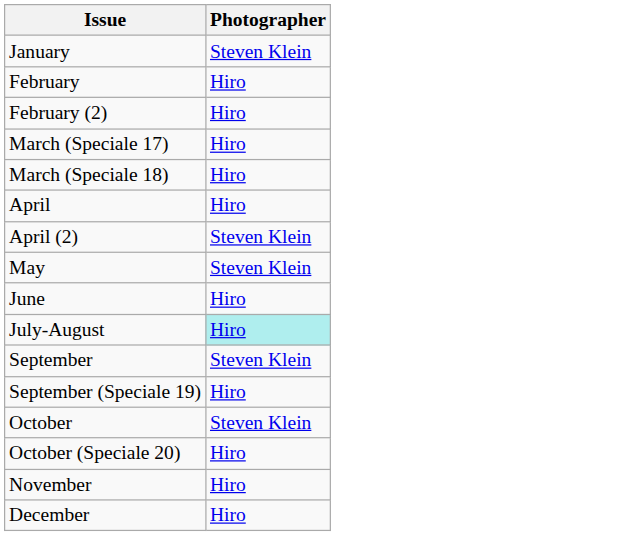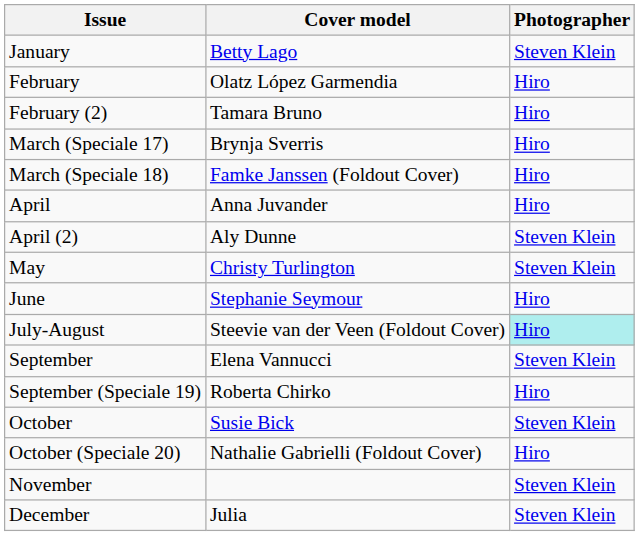+ column: (358, 19)
(228, 484) Hiro -> (565, 484) Steven Klein
(228, 515) Hiro -> (565, 515) Steven Klein
